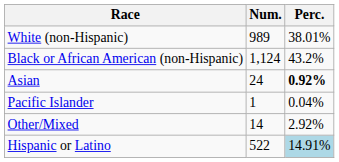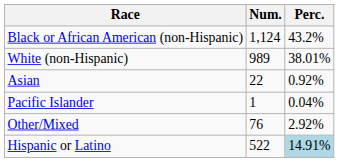rows swapped: (68, 37) <-> (125, 59)
(256, 80) 24 -> (256, 80) 22
(307, 80) bold -> (306, 80) normal
(256, 124) 14 -> (256, 124) 76
